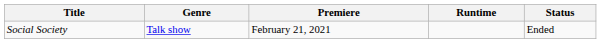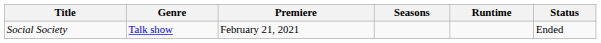+ column: (412, 13)
